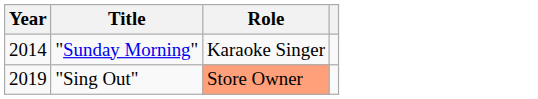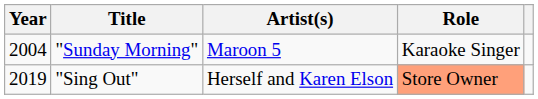+ column: (300, 19)
(28, 49) 2014 -> (28, 49) 2004
